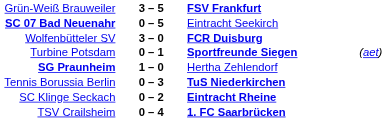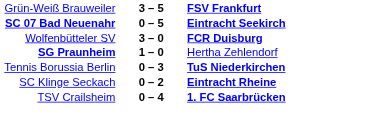(233, 23) normal -> (236, 23) bold
- row: (73, 53)
